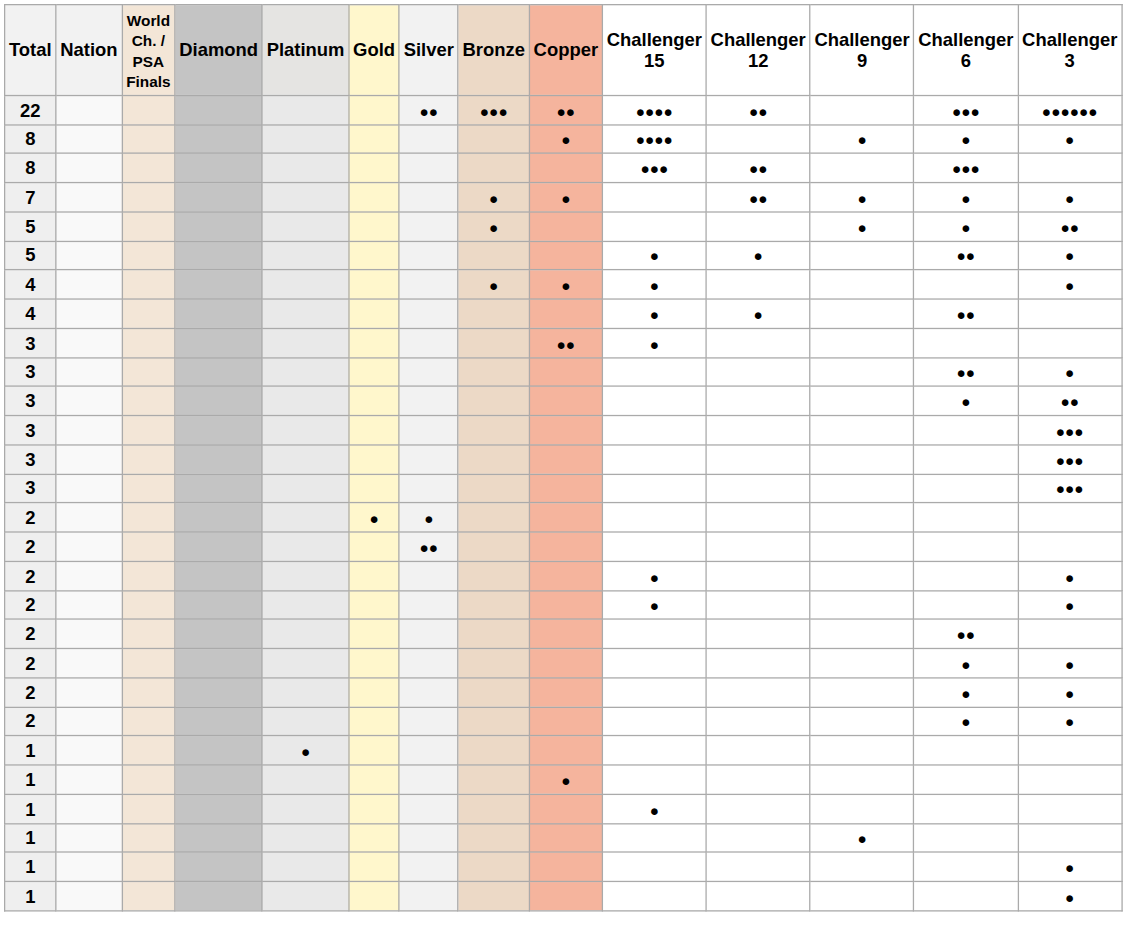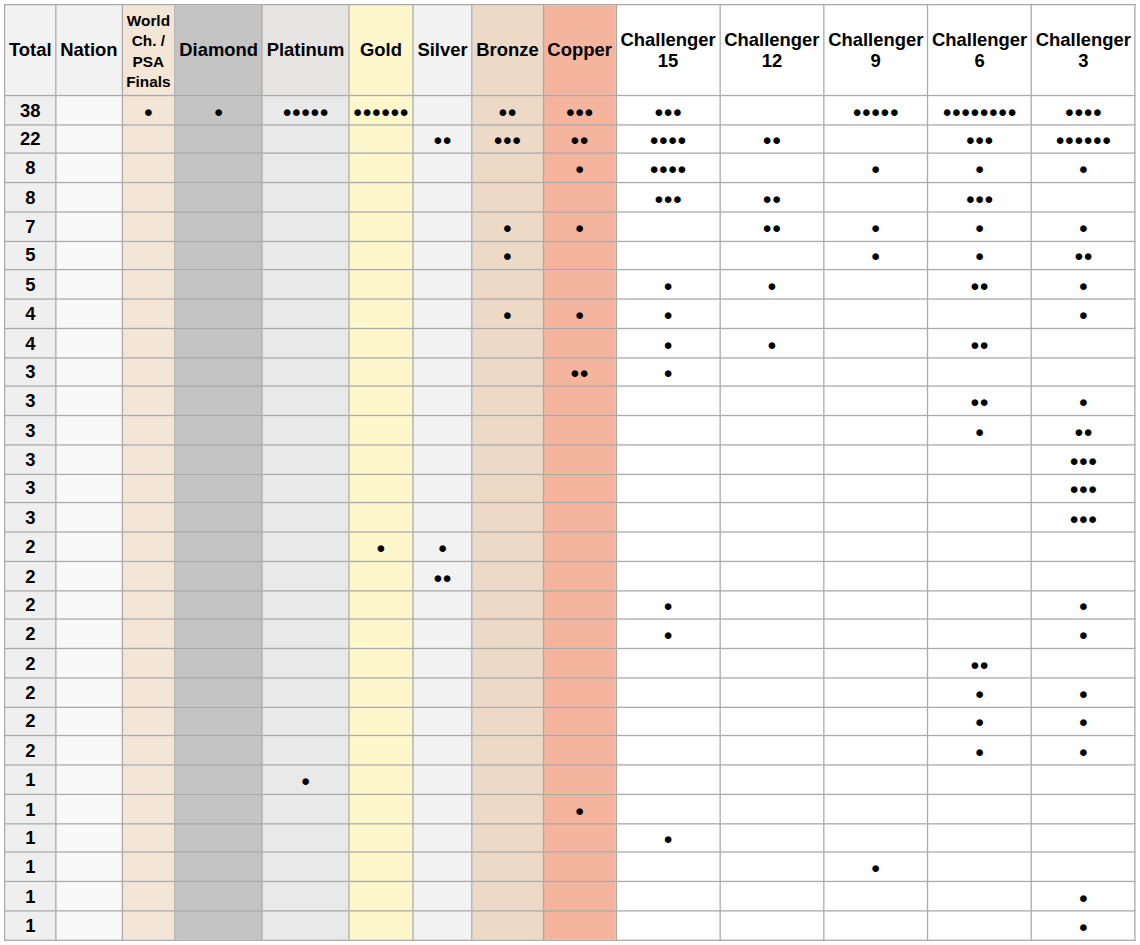+ row: (30, 110)
